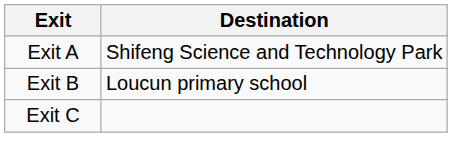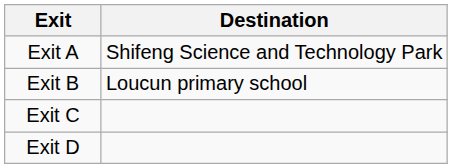+ row: (53, 147)
